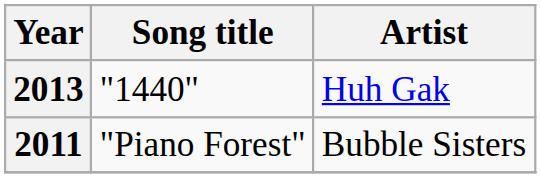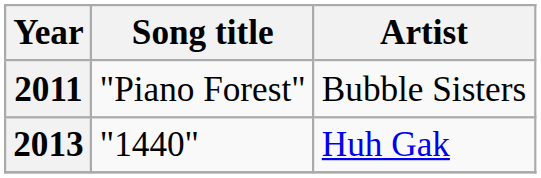rows swapped: (48, 144) <-> (48, 88)
